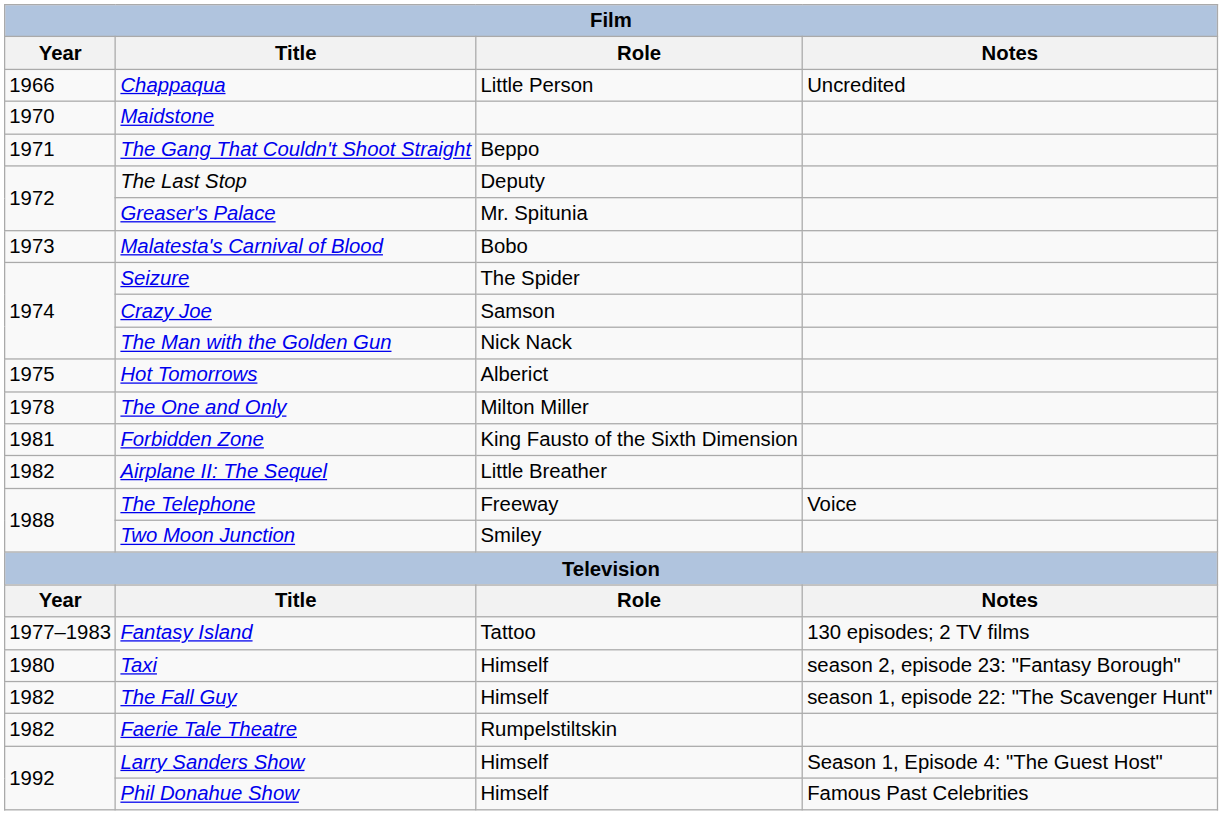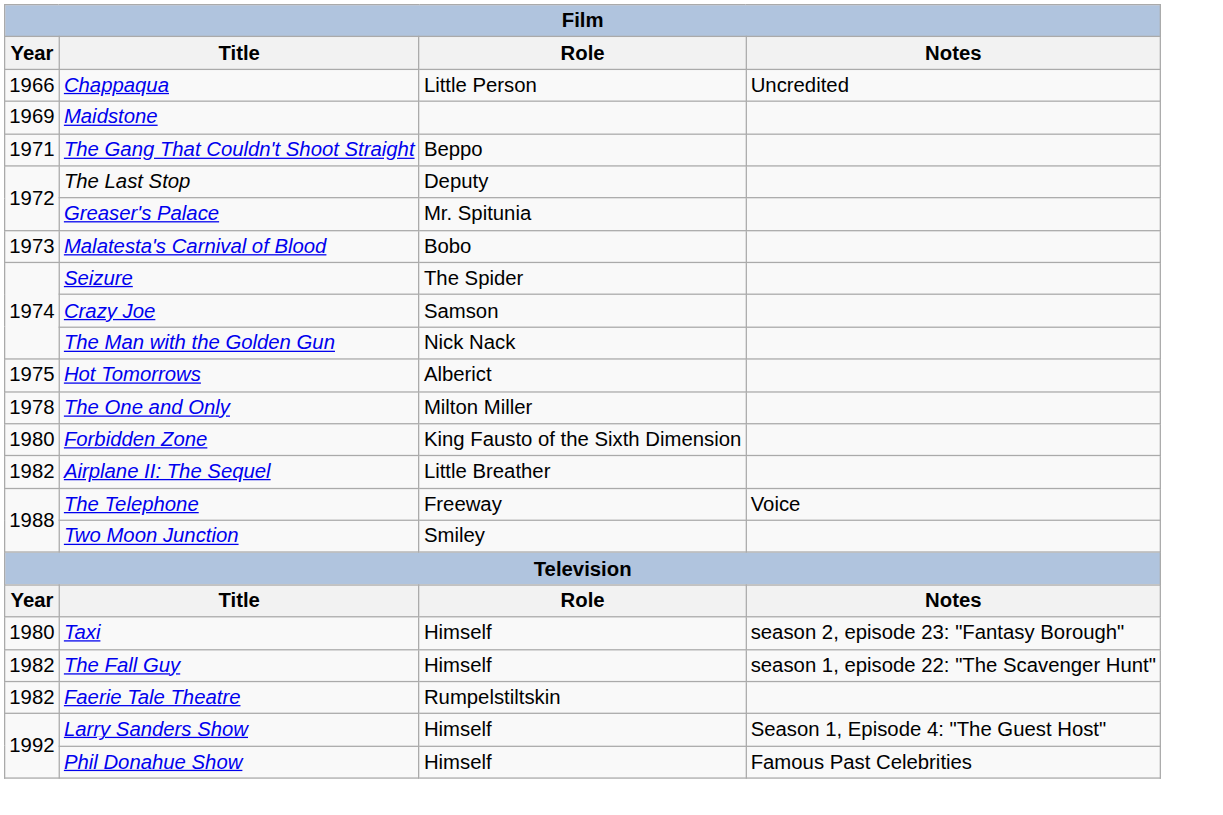(32, 117) 1970 -> (32, 117) 1969
(32, 439) 1981 -> (32, 439) 1980
- row: (186, 632)
